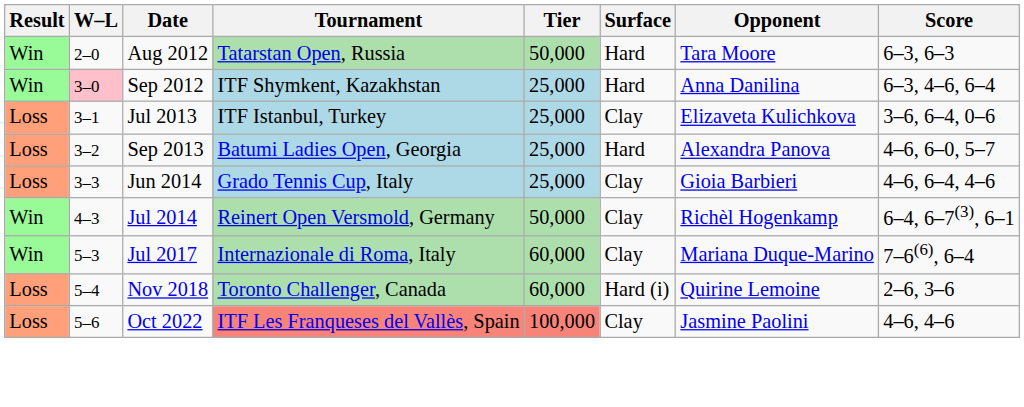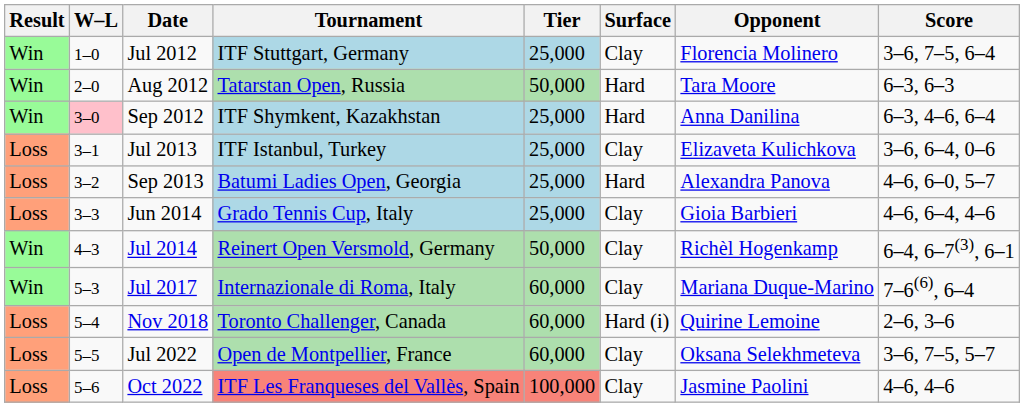+ row: (162, 52)
+ row: (162, 353)
